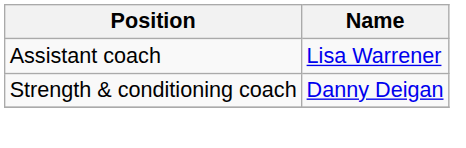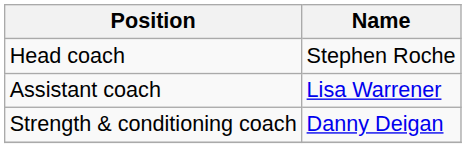+ row: (67, 55)
